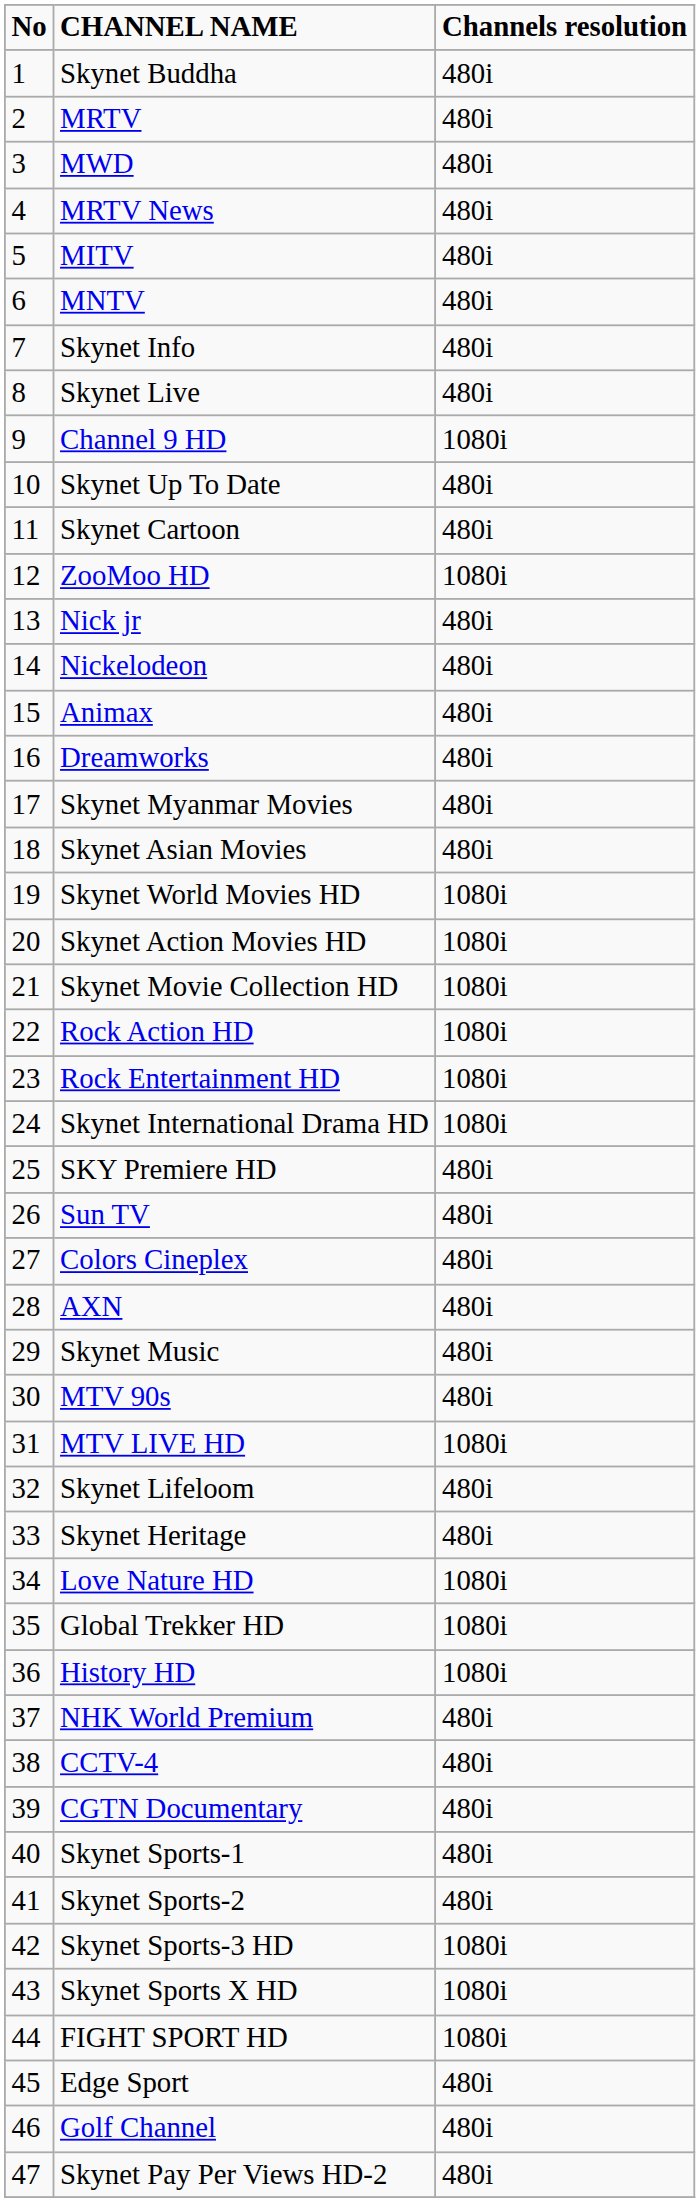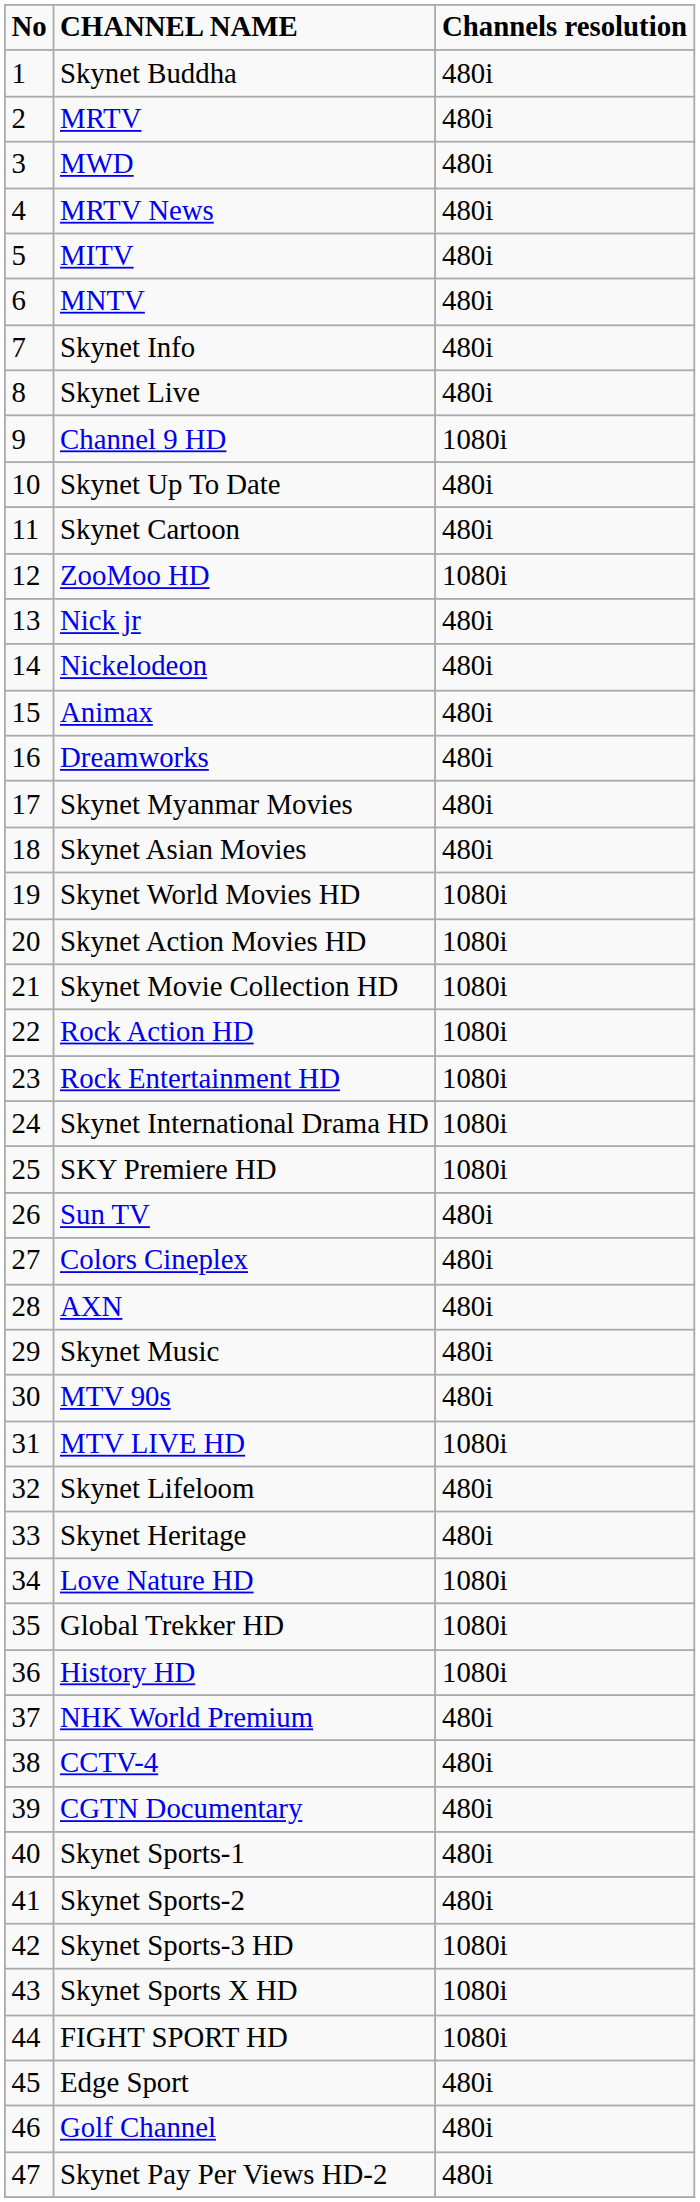(468, 1169) 480i -> (475, 1169) 1080i
